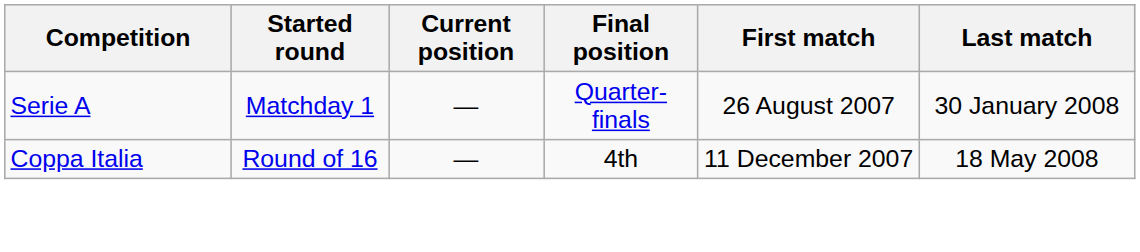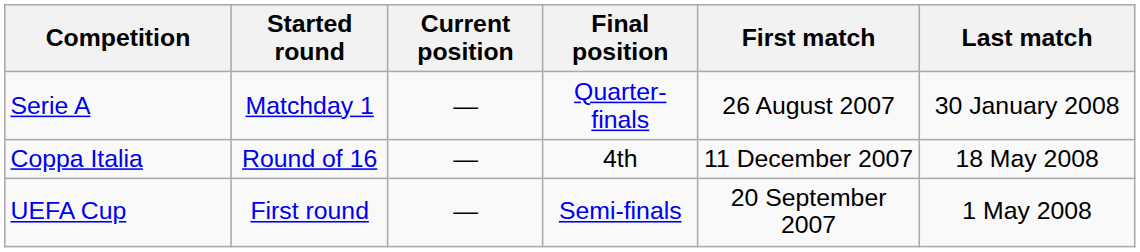+ row: (68, 211)
